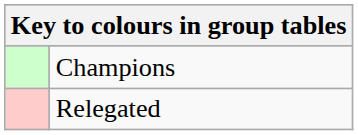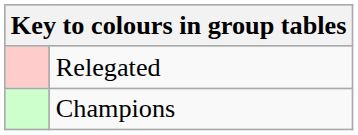rows swapped: (116, 66) <-> (108, 108)
